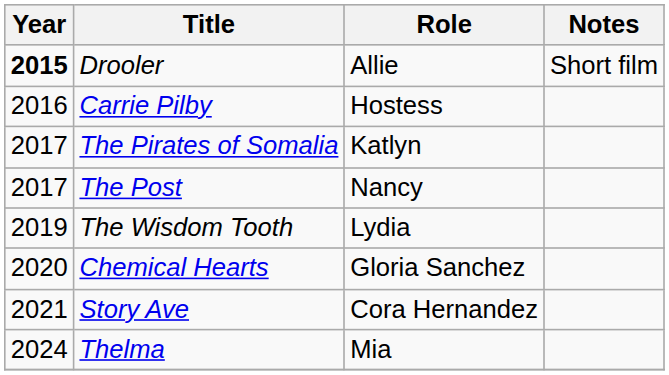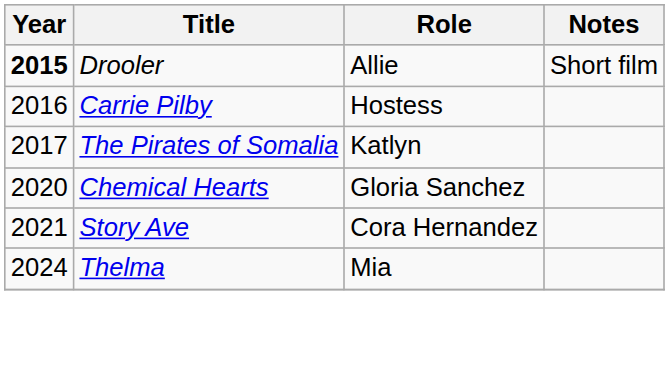- row: (131, 187)
- row: (186, 227)
